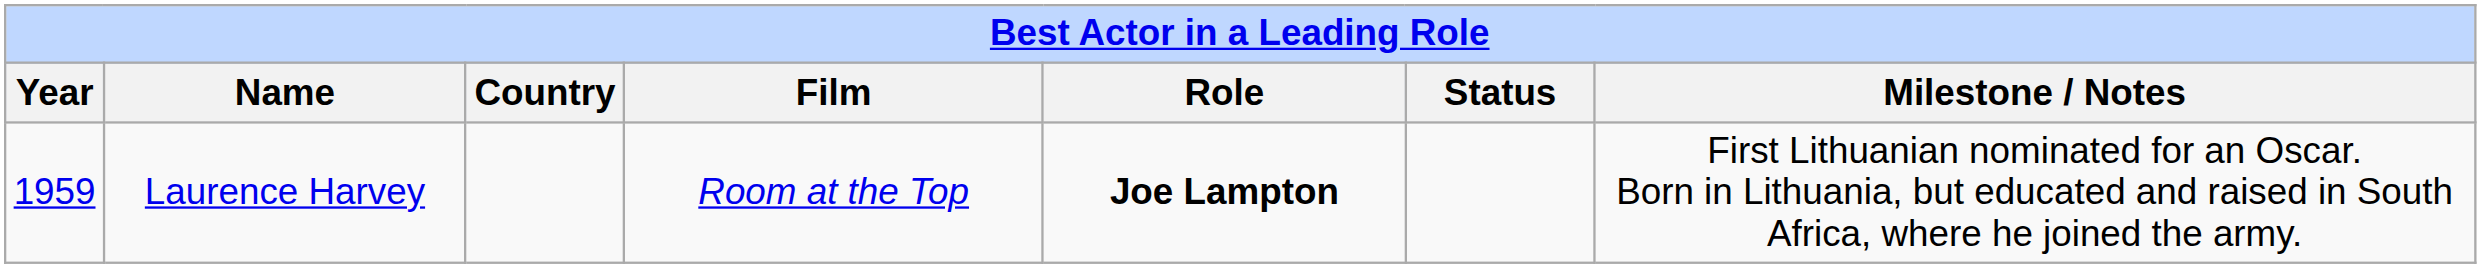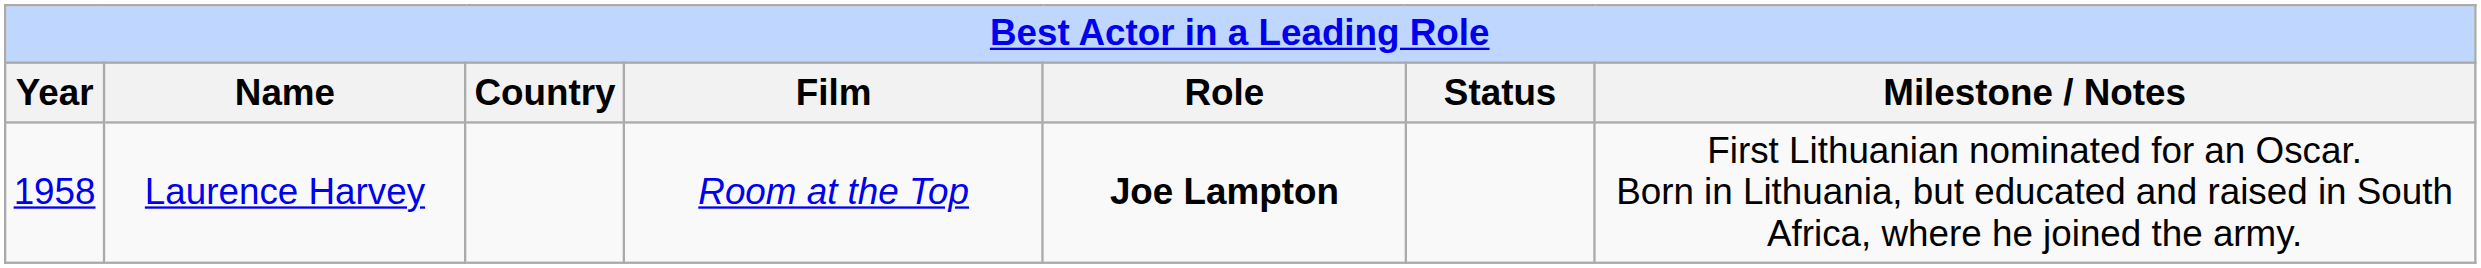(55, 191) 1959 -> (55, 191) 1958
